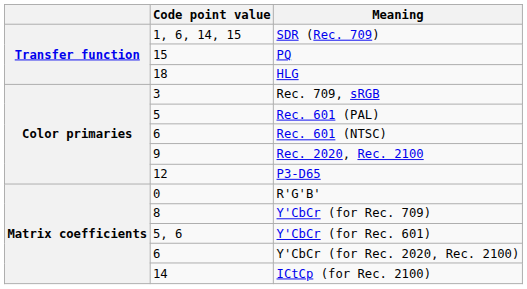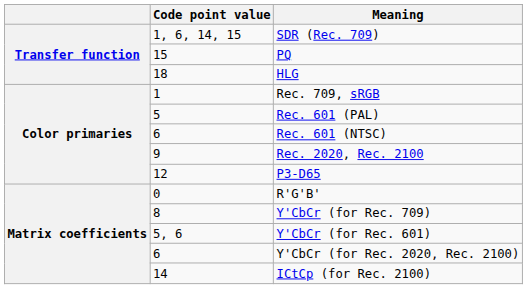(157, 94) 3 -> (157, 94) 1
